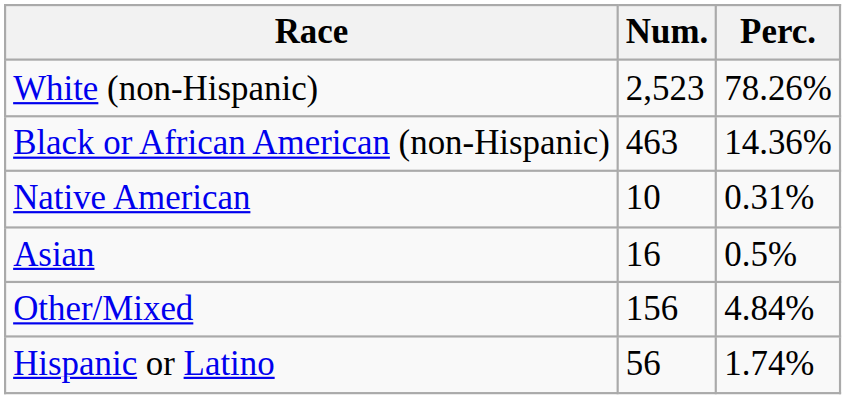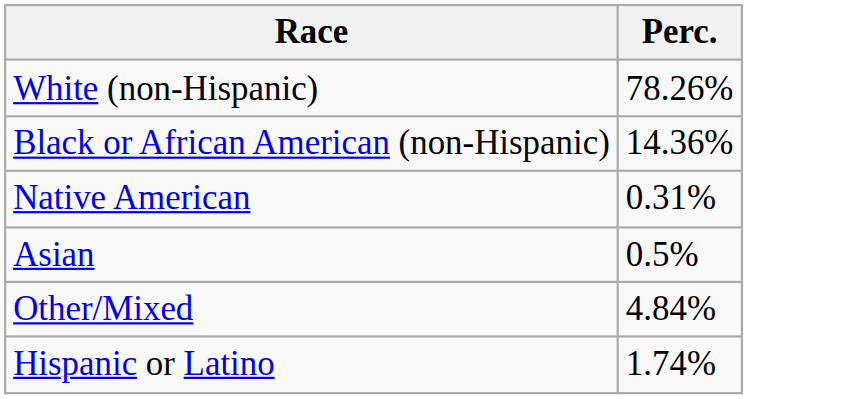- column: (667, 32)
